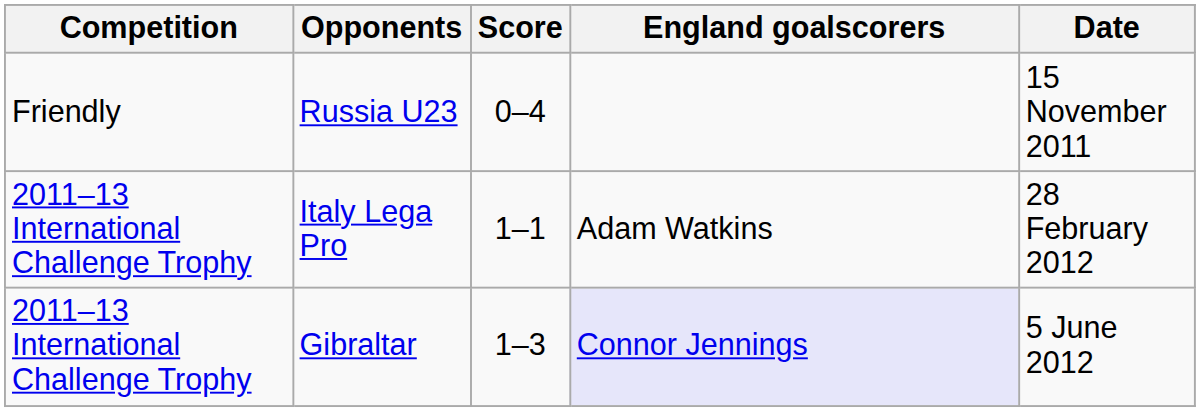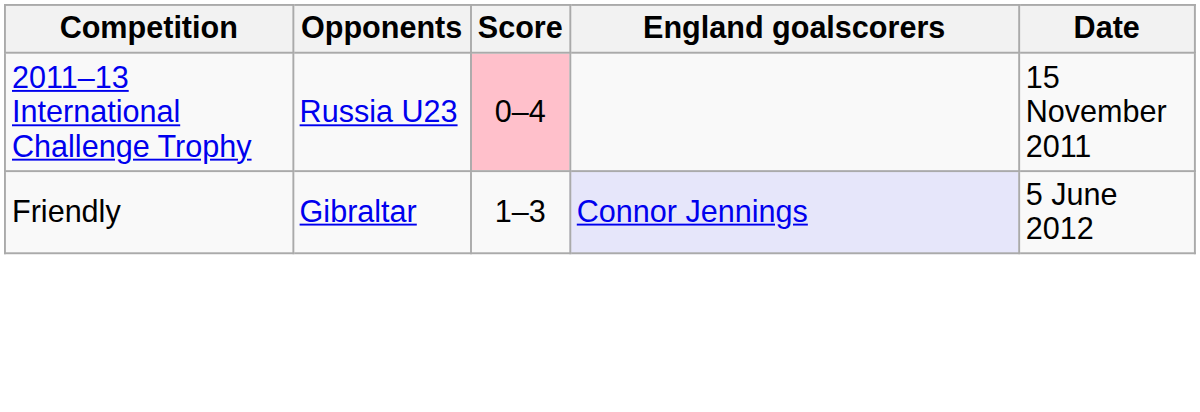(66, 111) Friendly -> (132, 111) 2011–13 International Challenge Trophy
(520, 111) no background -> (520, 111) pink background
- row: (366, 228)
(132, 346) 2011–13 International Challenge Trophy -> (66, 211) Friendly
